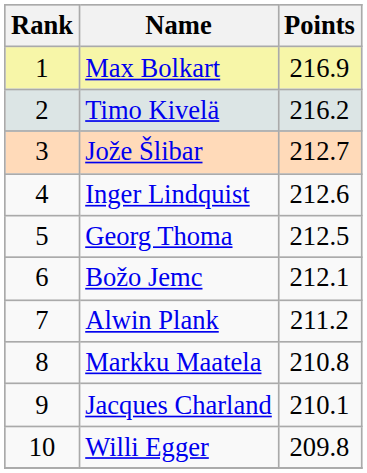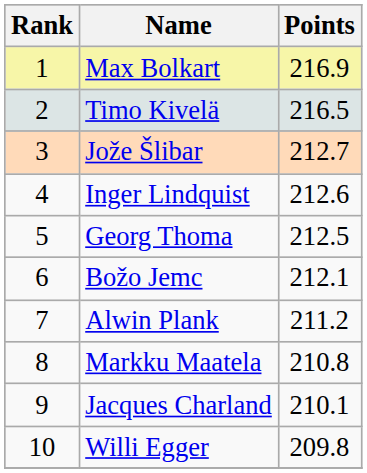(319, 109) 216.2 -> (319, 109) 216.5
